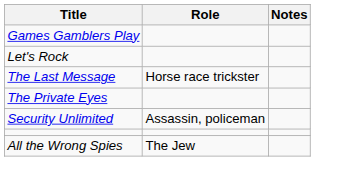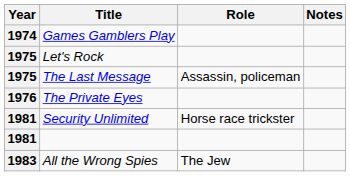+ column: (22, 14)
(202, 77) Horse race trickster -> (240, 77) Assassin, policeman
(205, 118) Assassin, policeman -> (238, 118) Horse race trickster
